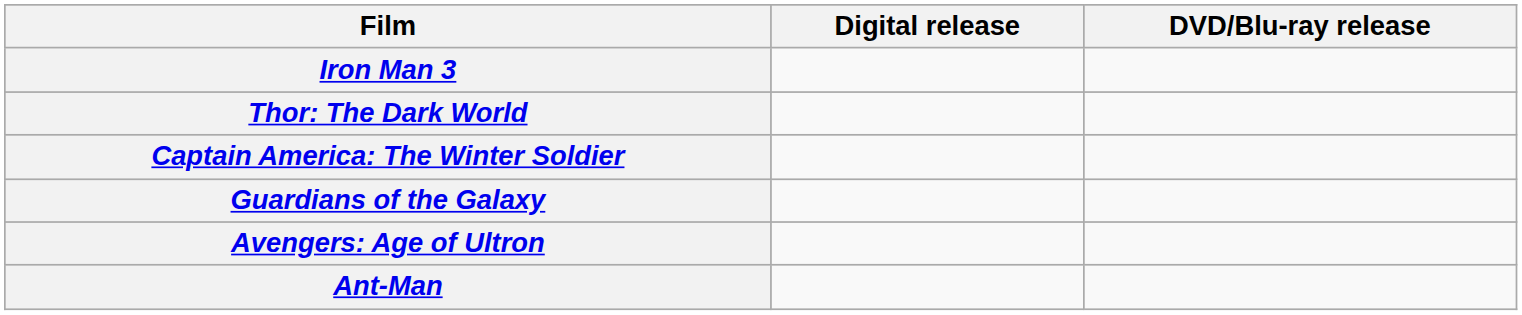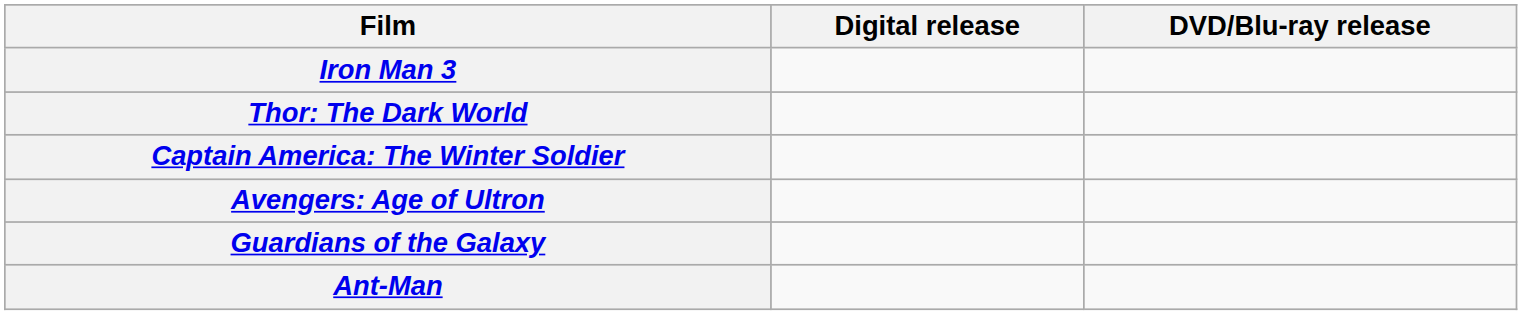rows swapped: (388, 199) <-> (388, 243)
